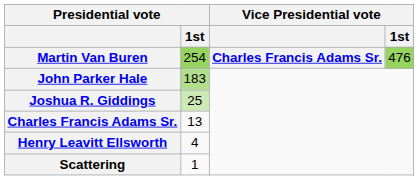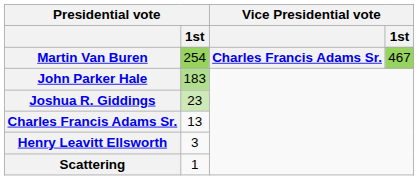(399, 57) 476 -> (399, 57) 467
(195, 100) 25 -> (195, 100) 23
(195, 143) 4 -> (195, 143) 3
